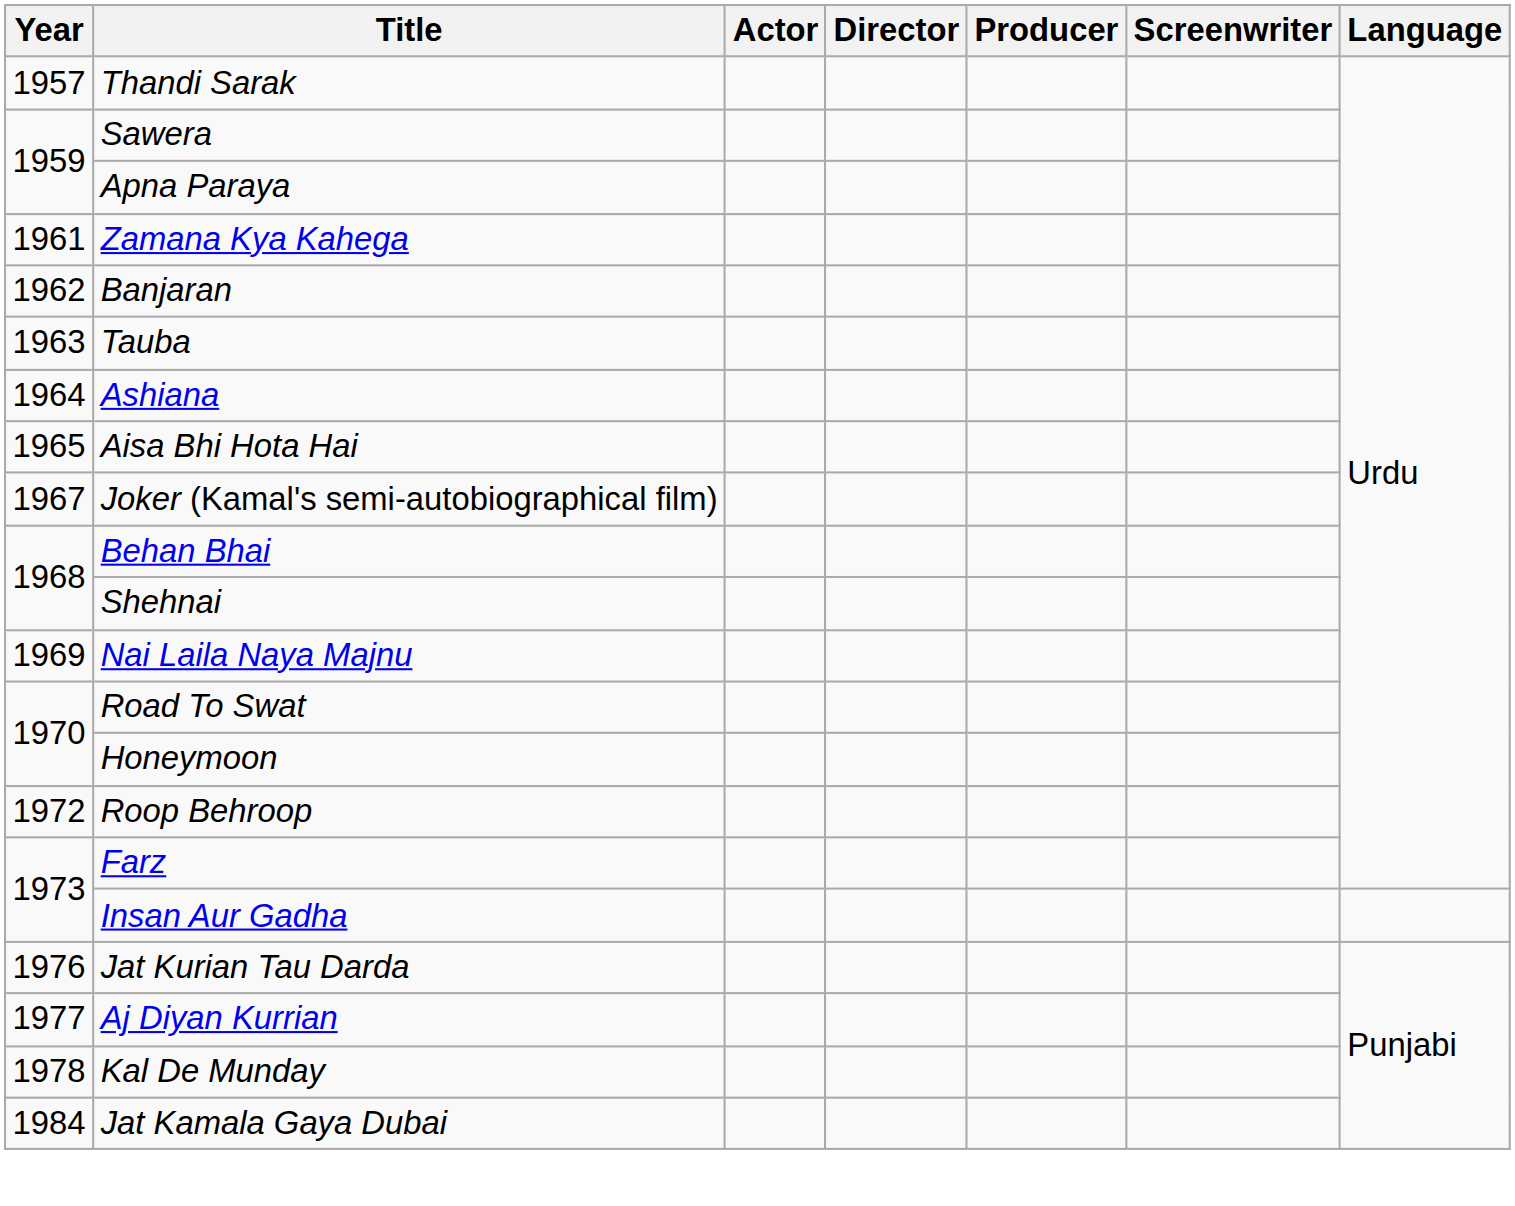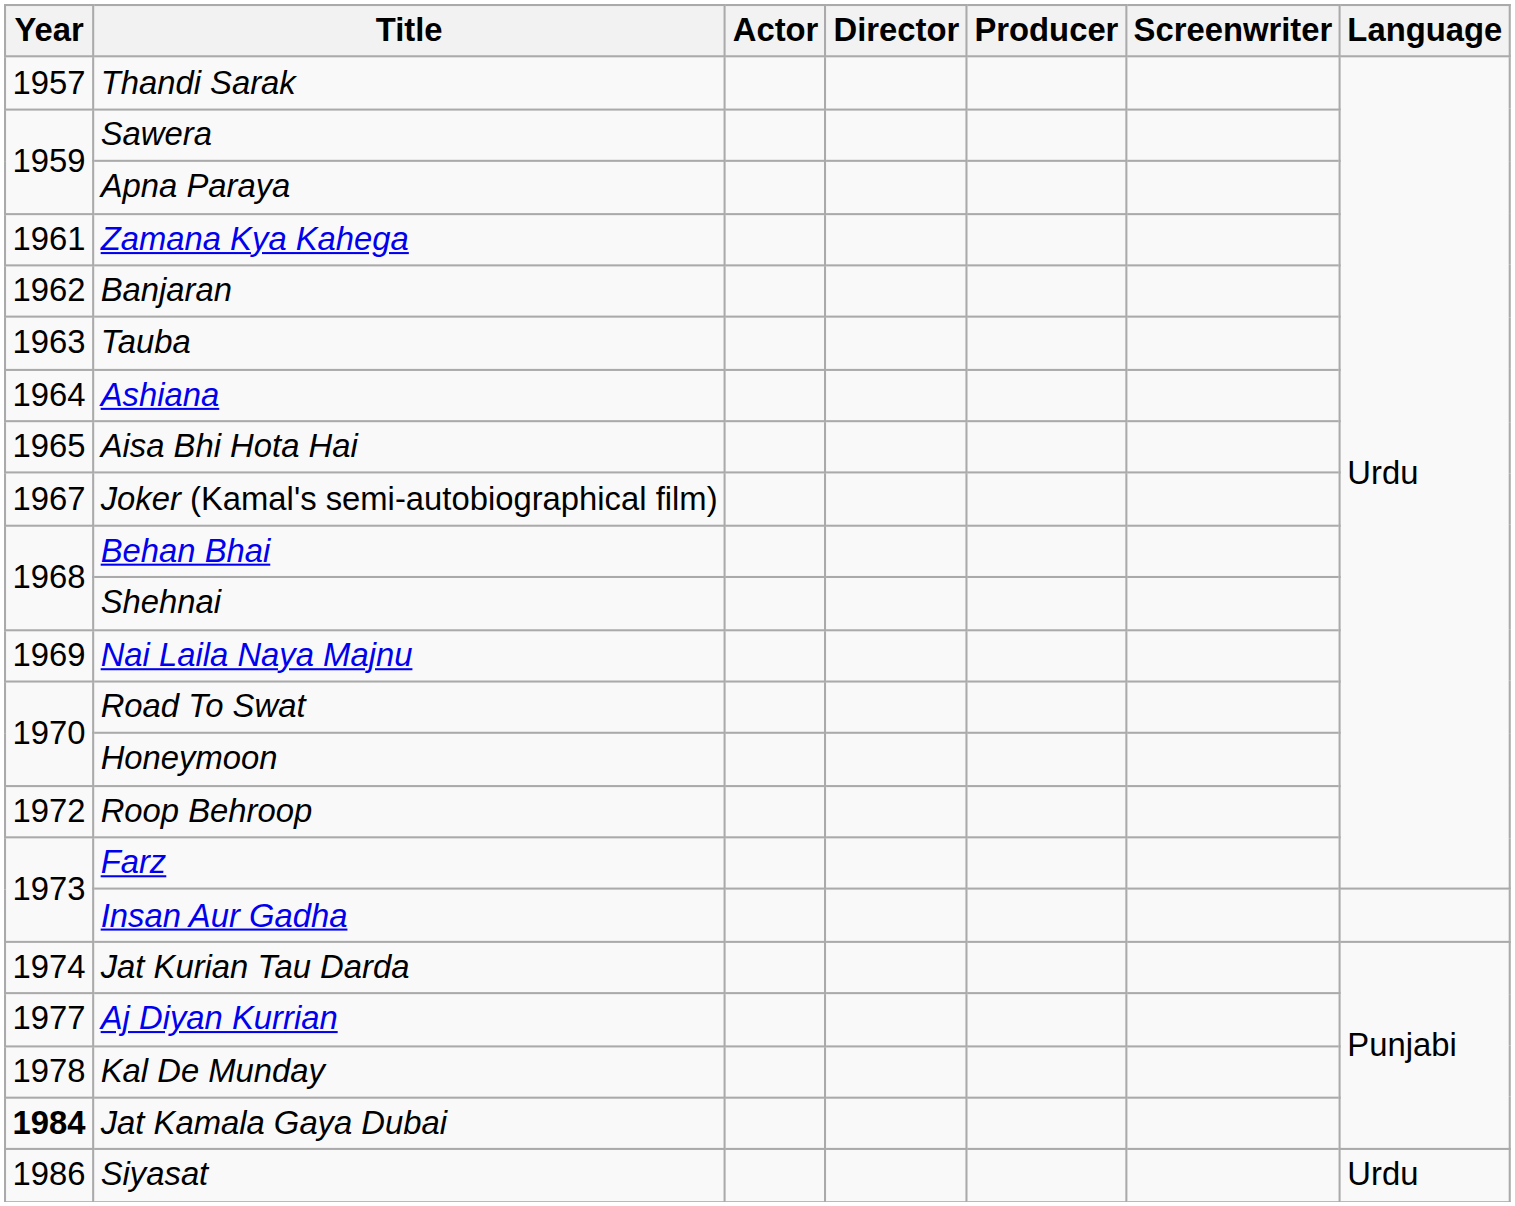(49, 966) 1976 -> (49, 966) 1974
(49, 1122) normal -> (49, 1122) bold
+ row: (154, 1174)
